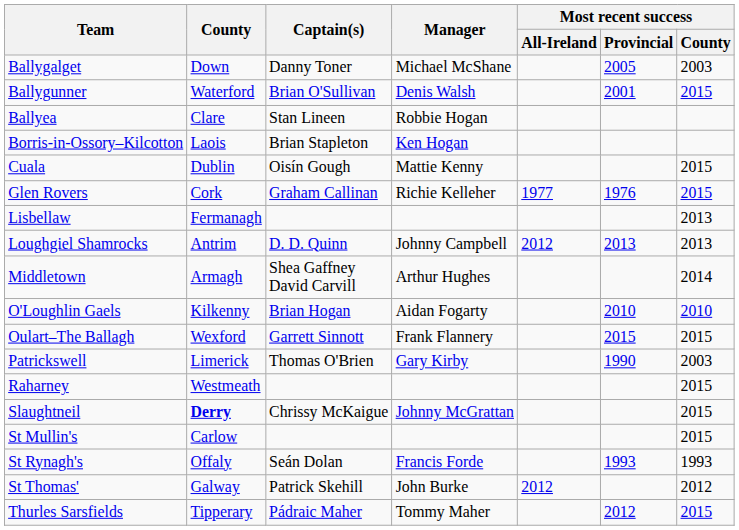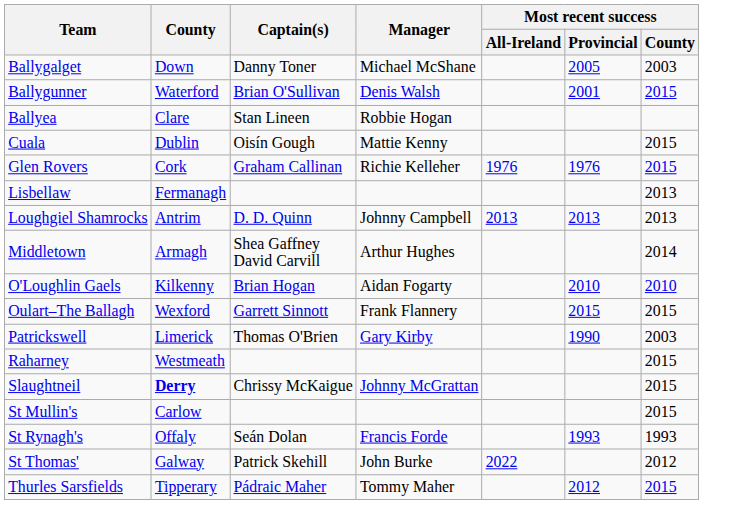- row: (96, 142)
(537, 192) 1977 -> (501, 167) 1976
(537, 243) 2012 -> (501, 218) 2013
(537, 487) 2012 -> (501, 461) 2022
